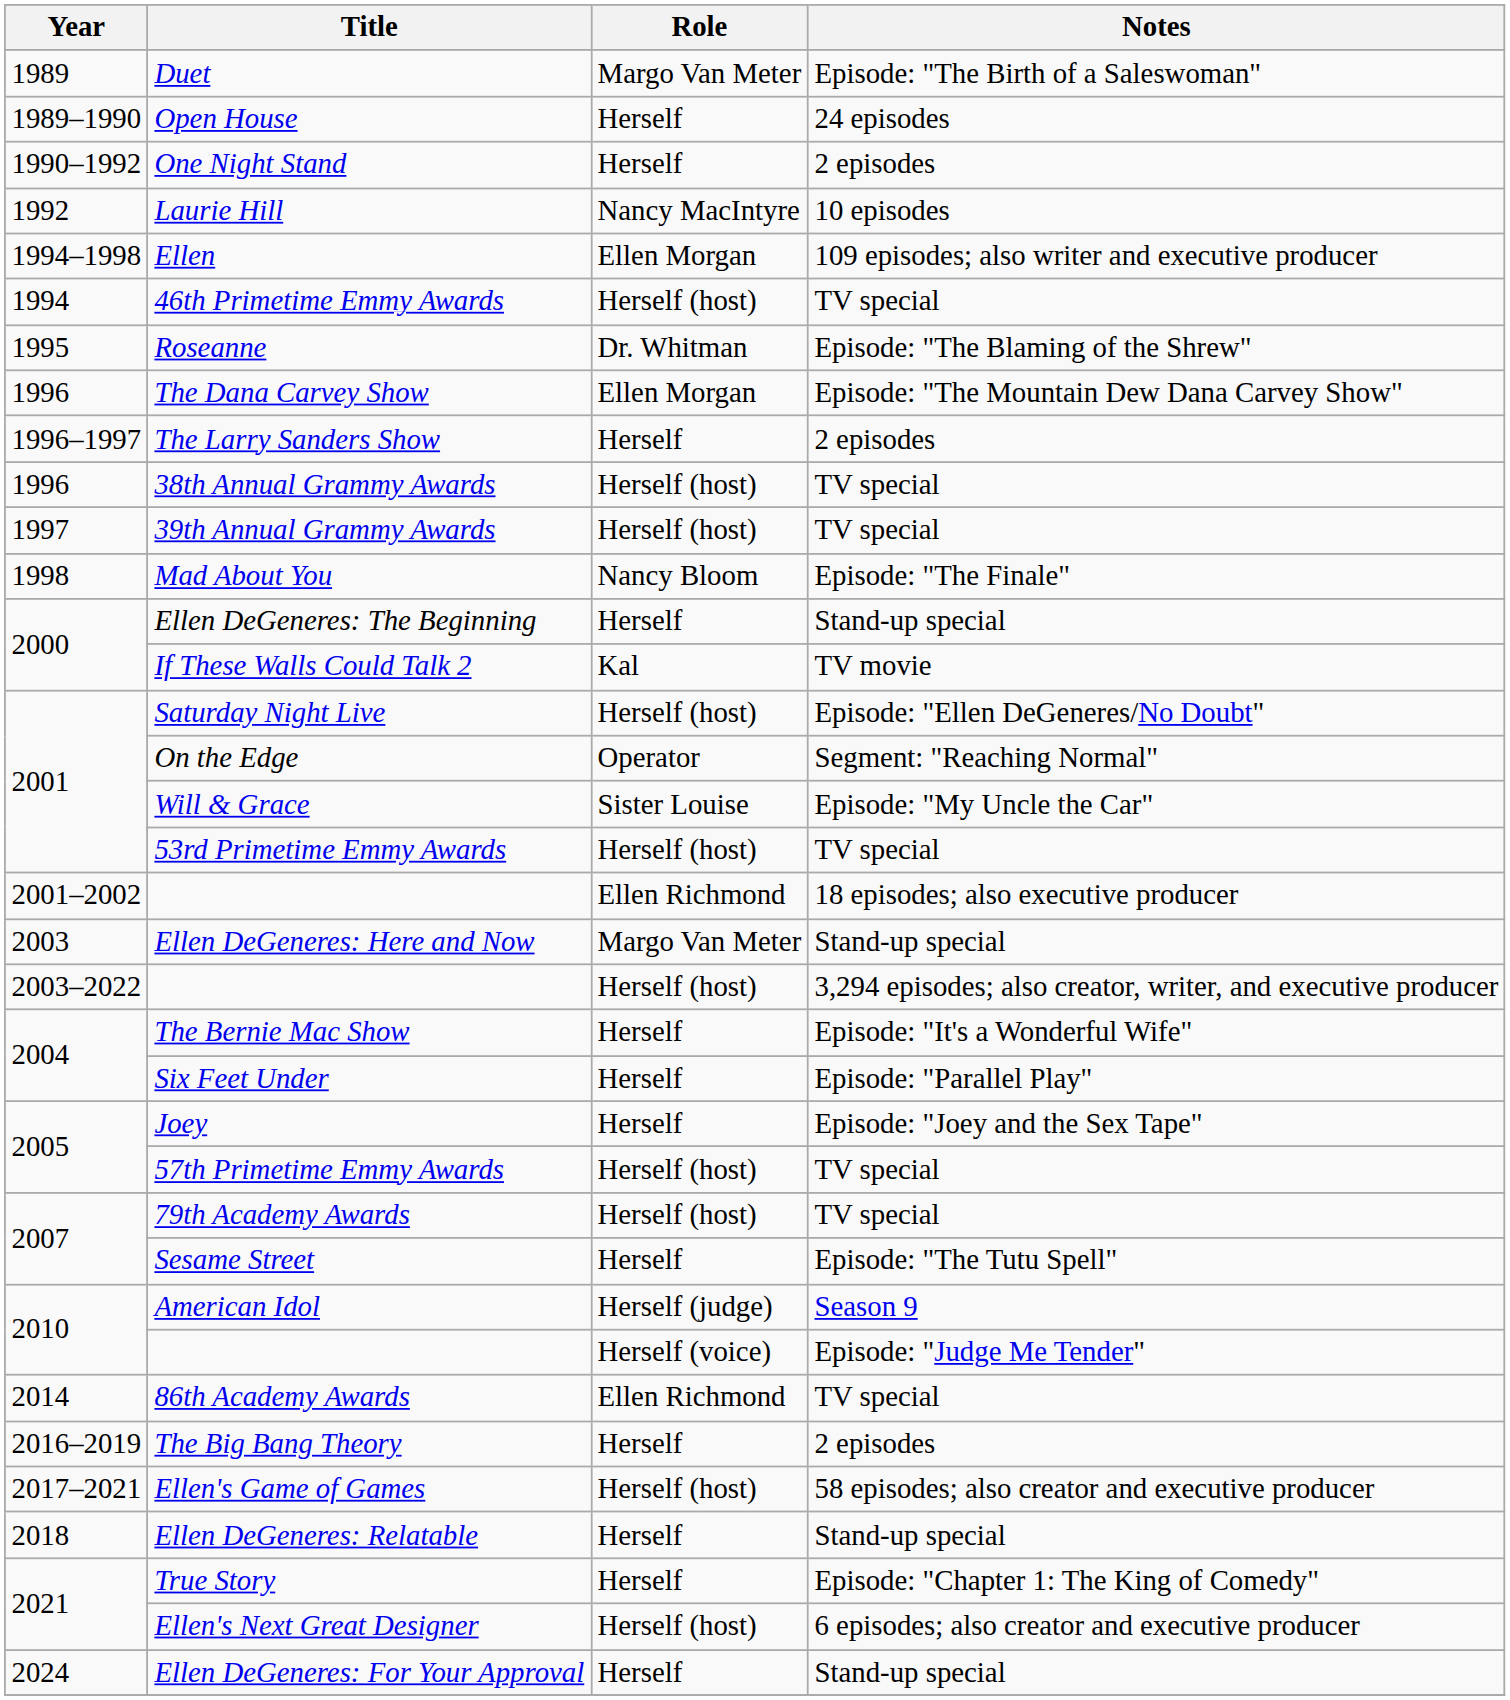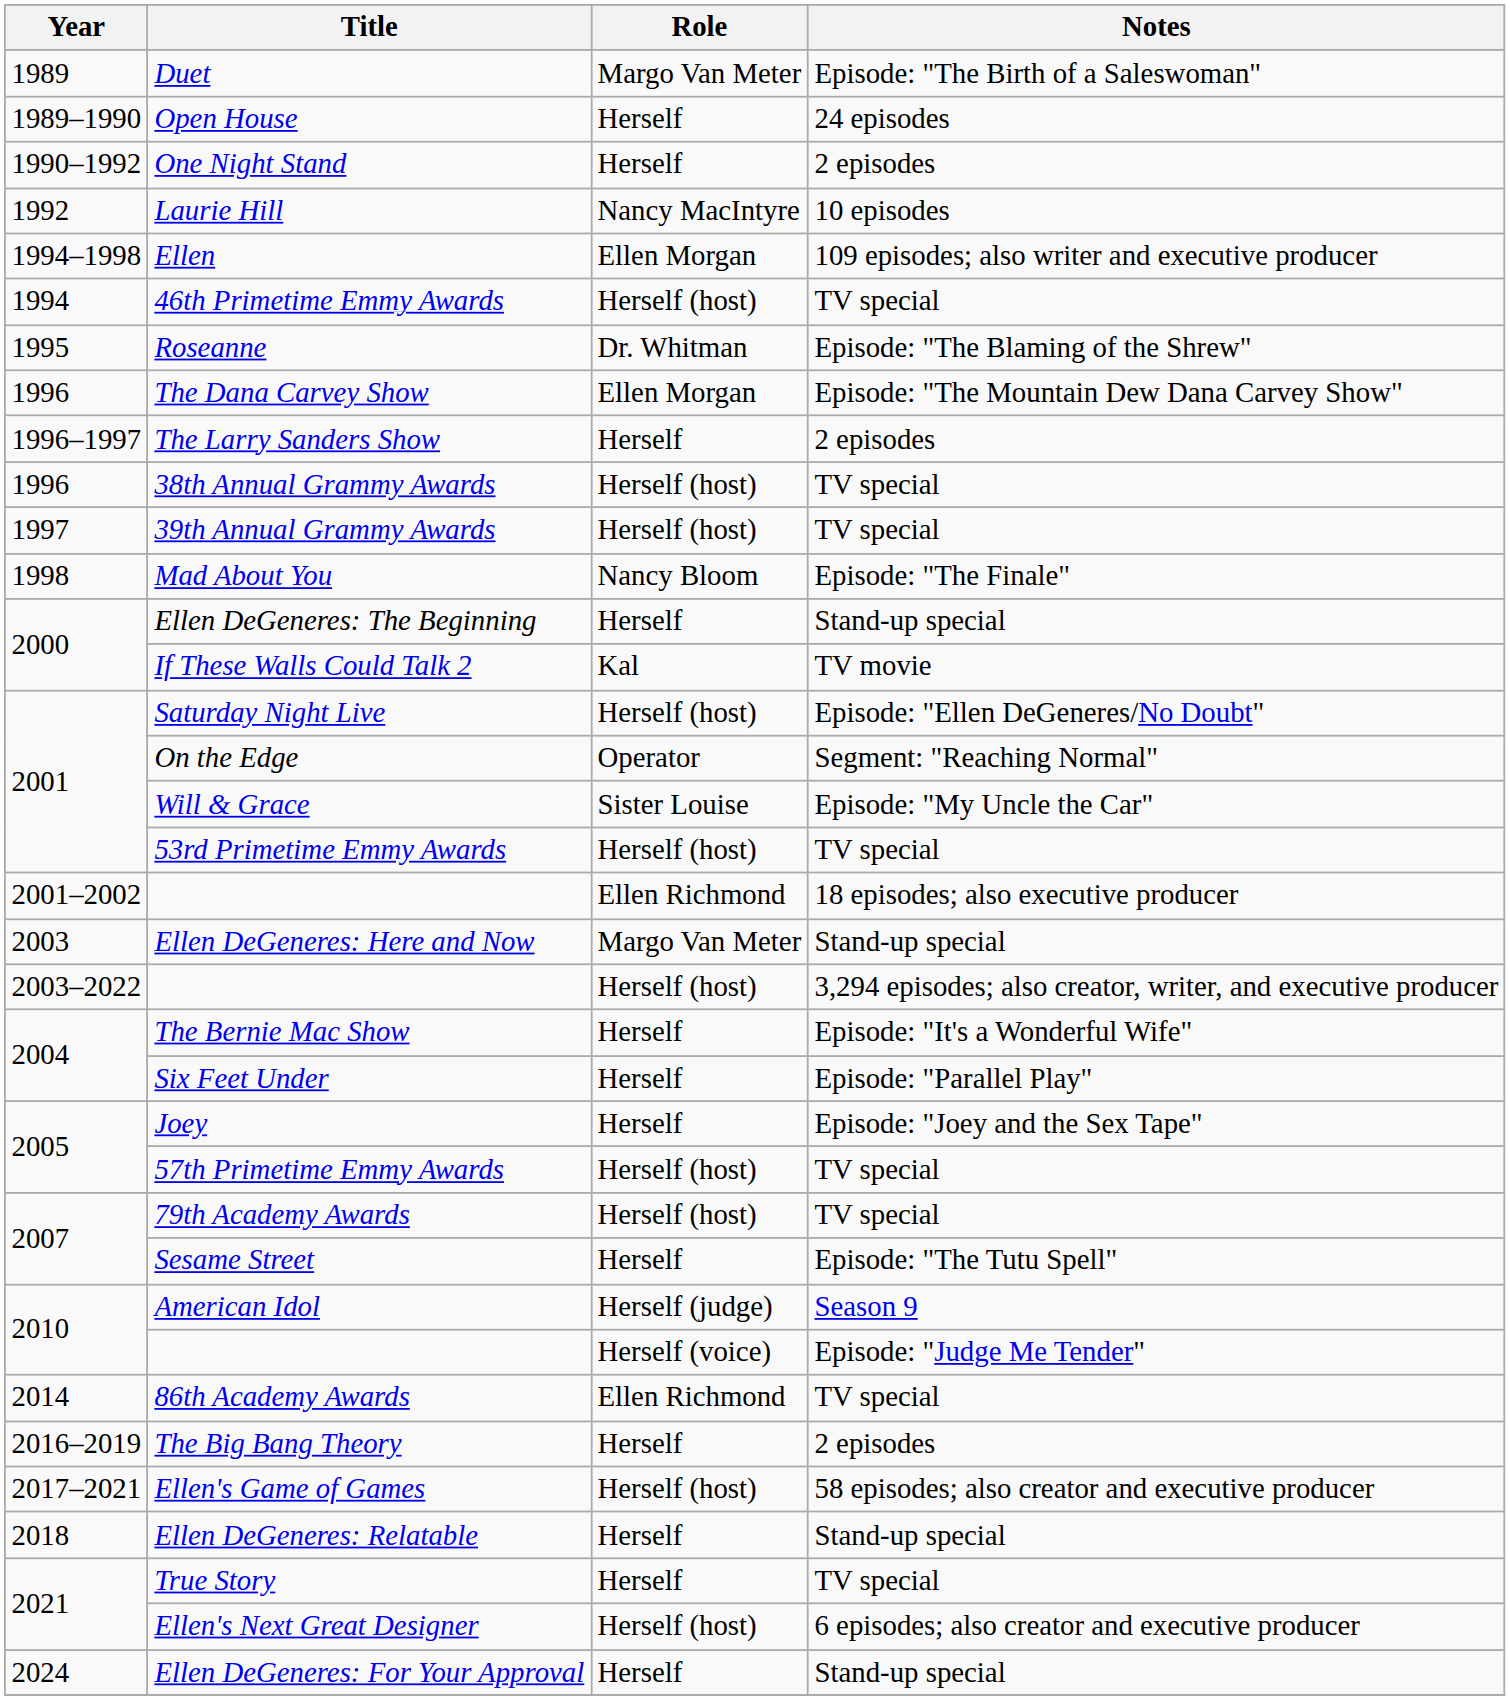(1067, 1580) Episode: "Chapter 1: The King of Comedy" -> (877, 1580) TV special
